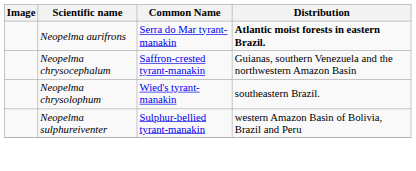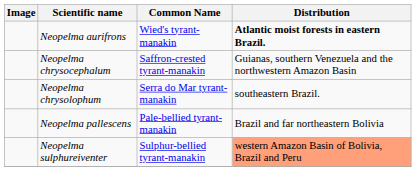(183, 36) Serra do Mar tyrant-manakin -> (170, 36) Wied's tyrant-manakin
(170, 94) Wied's tyrant-manakin -> (183, 94) Serra do Mar tyrant-manakin
+ row: (86, 123)
(309, 123) no background -> (309, 152) lightsalmon background
